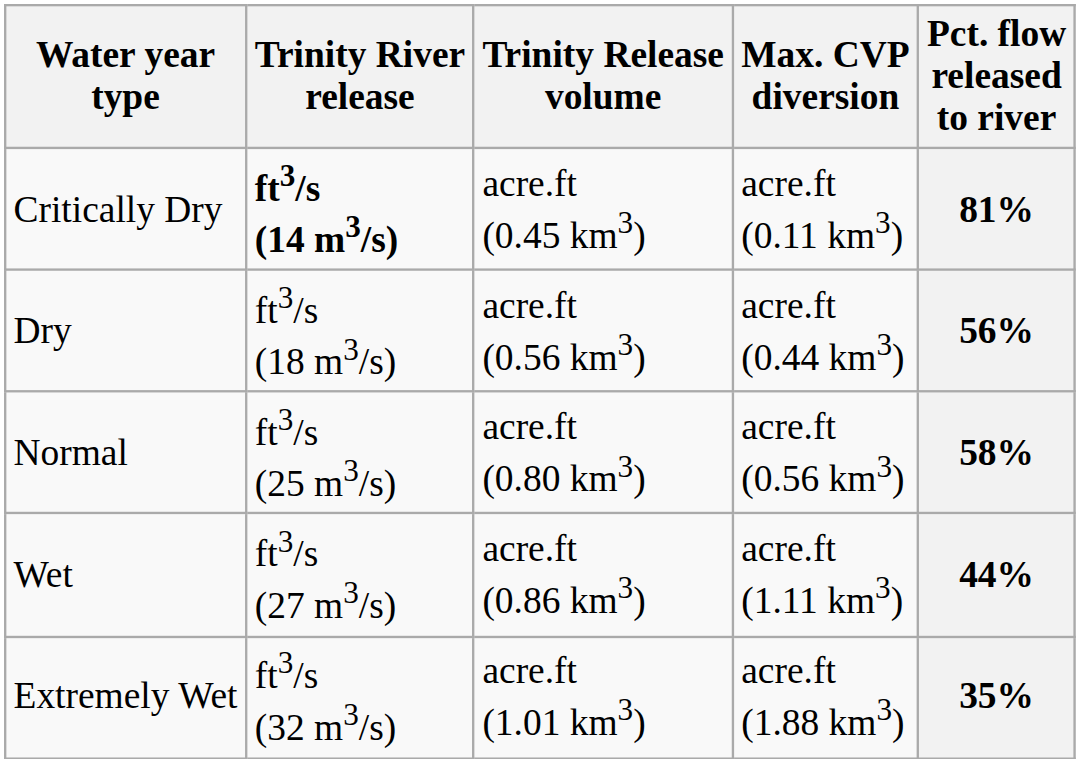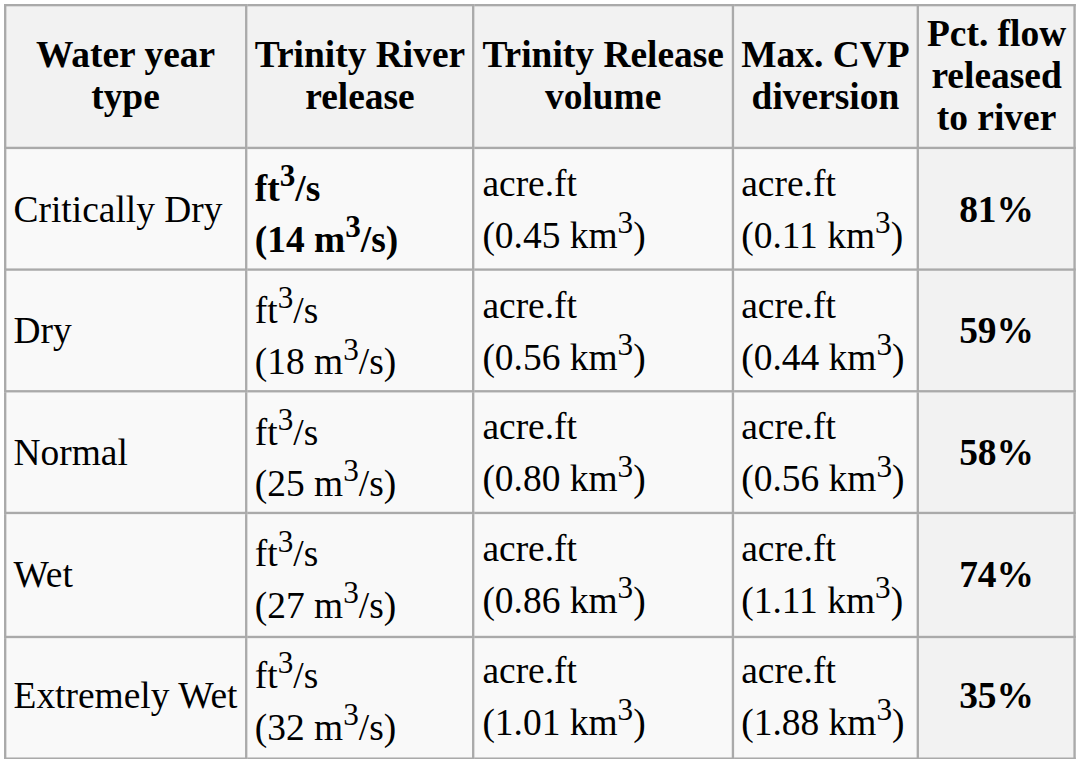(997, 330) 56% -> (997, 330) 59%
(997, 574) 44% -> (997, 574) 74%
